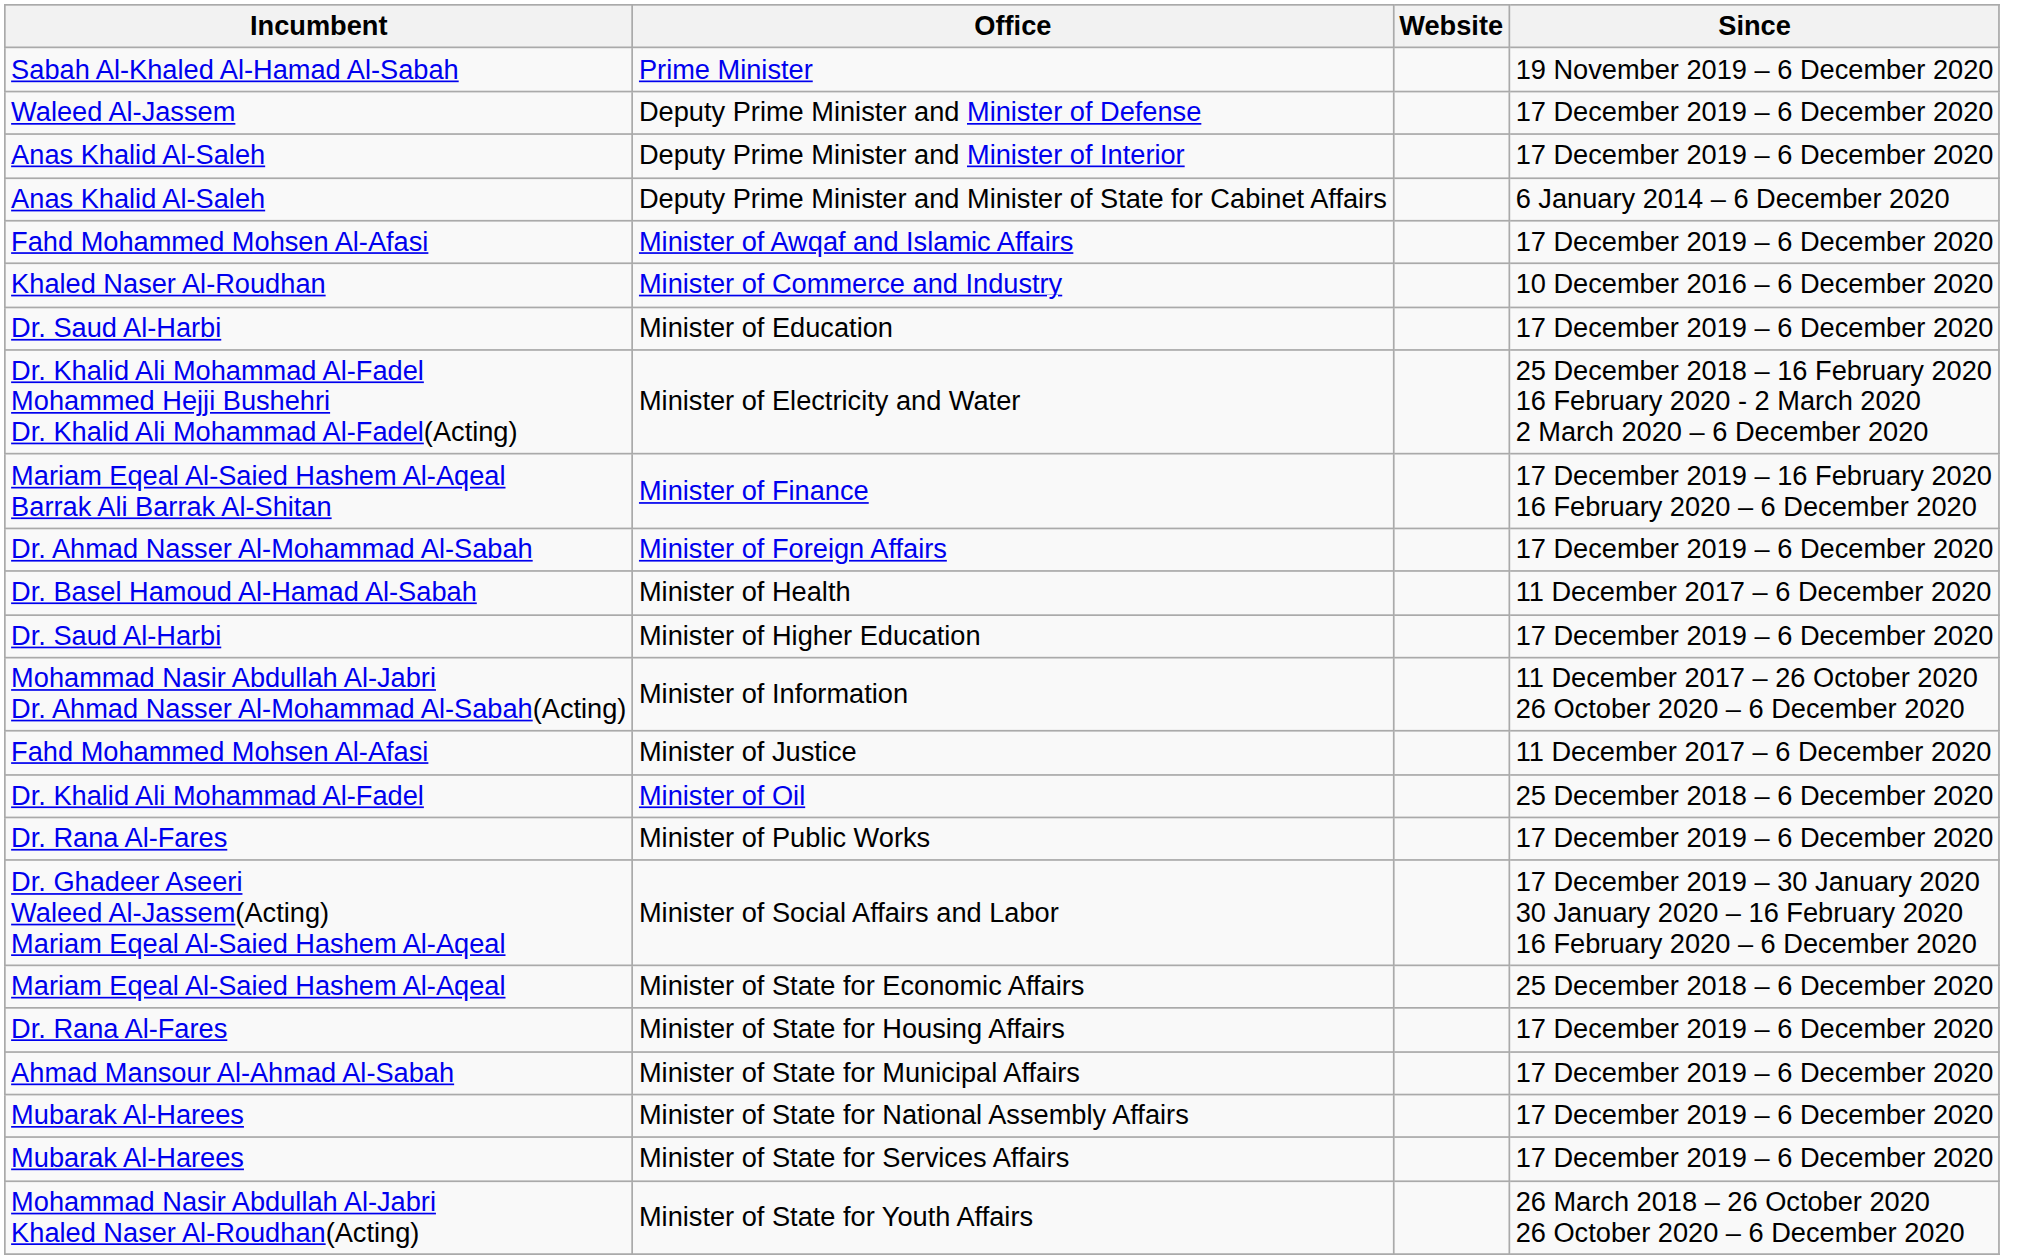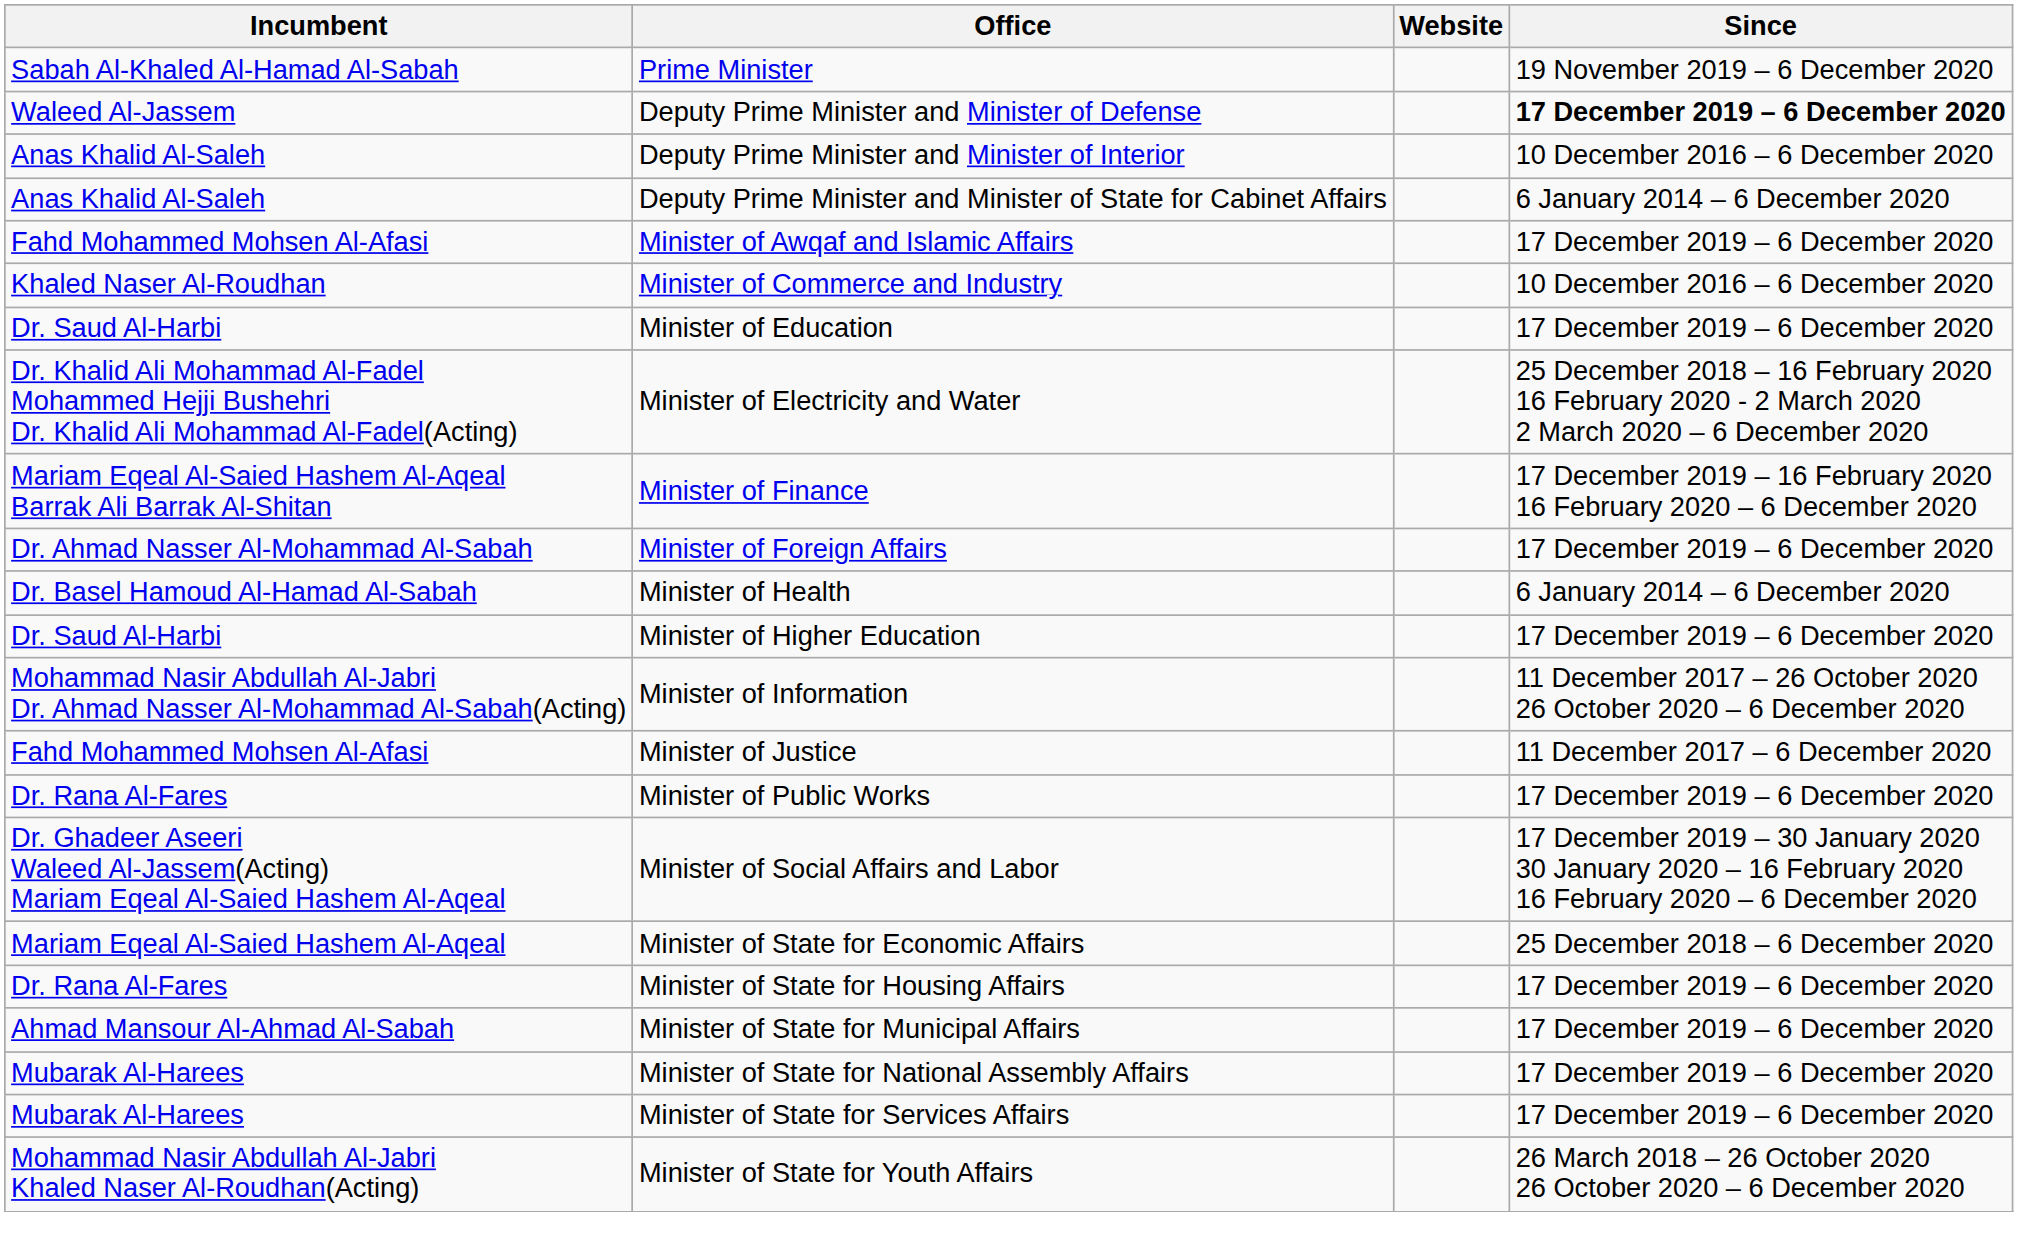(1755, 112) normal -> (1761, 112) bold
(1755, 155) 17 December 2019 – 6 December 2020 -> (1755, 155) 10 December 2016 – 6 December 2020
(1754, 592) 11 December 2017 – 6 December 2020 -> (1733, 592) 6 January 2014 – 6 December 2020
- row: (722, 795)
